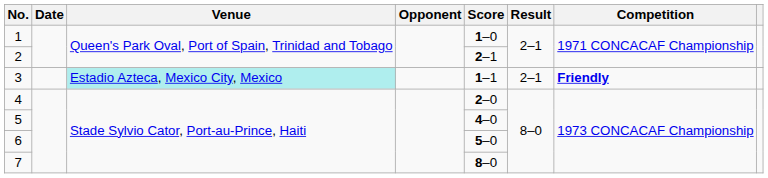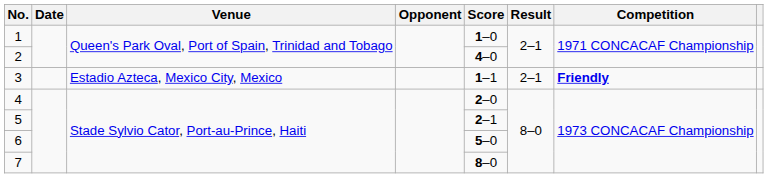(486, 57) 2–1 -> (486, 57) 4–0
(176, 78) paleturquoise background -> (176, 78) no background
(486, 120) 4–0 -> (486, 120) 2–1
